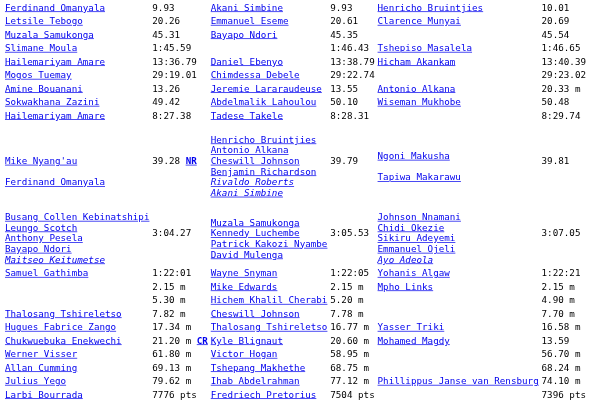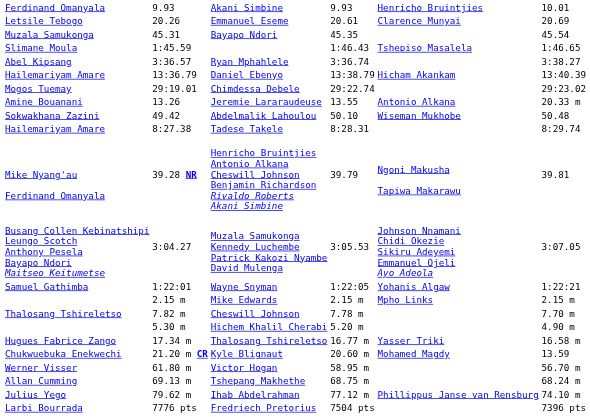+ row: (250, 61)
rows swapped: (269, 300) <-> (255, 313)
